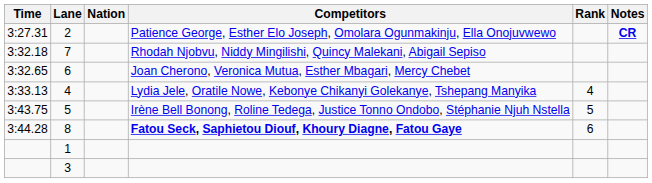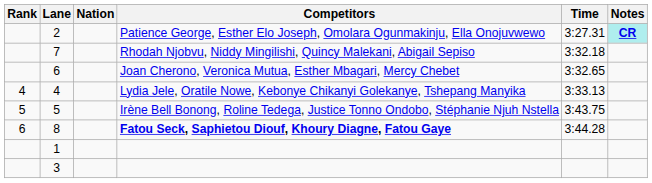columns swapped: (590, 14) <-> (27, 14)
(628, 33) no background -> (628, 33) paleturquoise background
